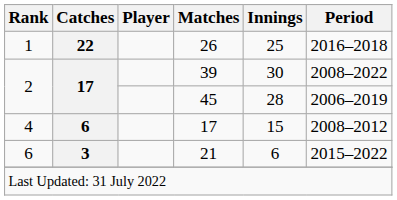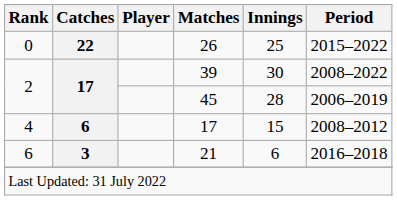(28, 45) 1 -> (28, 45) 0
(349, 45) 2016–2018 -> (349, 45) 2015–2022
(349, 153) 2015–2022 -> (349, 153) 2016–2018
